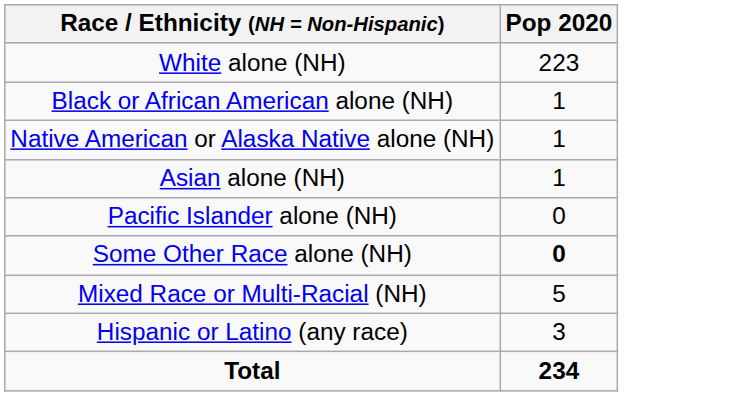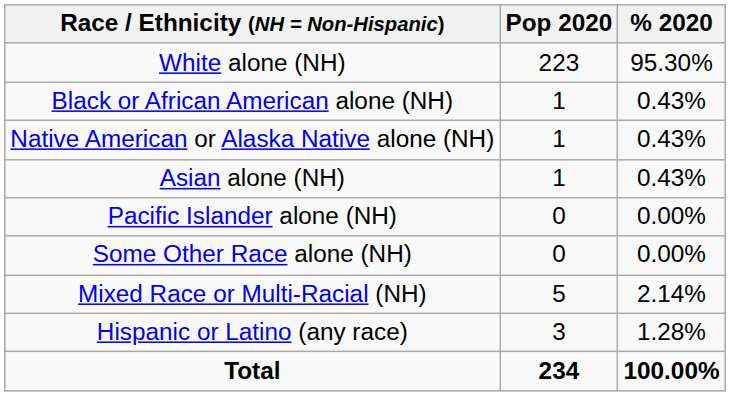+ column: (672, 23)
(559, 255) bold -> (559, 255) normal
